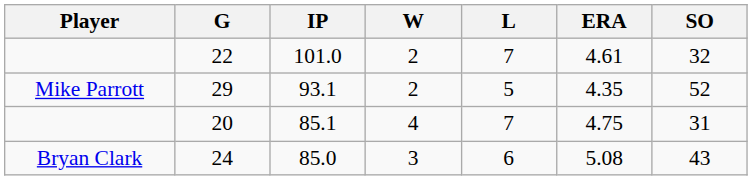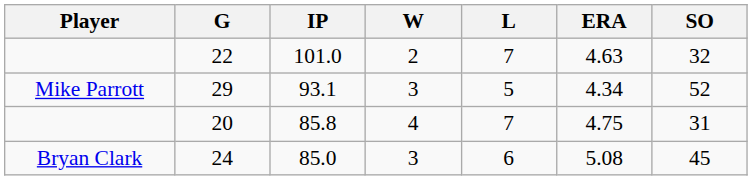(604, 55) 4.61 -> (604, 55) 4.63
(413, 89) 2 -> (413, 89) 3
(604, 89) 4.35 -> (604, 89) 4.34
(318, 123) 85.1 -> (318, 123) 85.8
(700, 157) 43 -> (700, 157) 45
